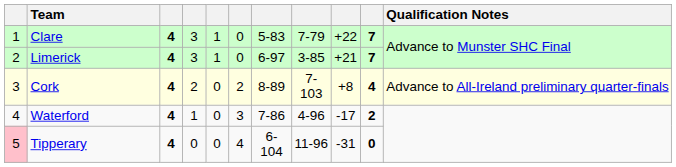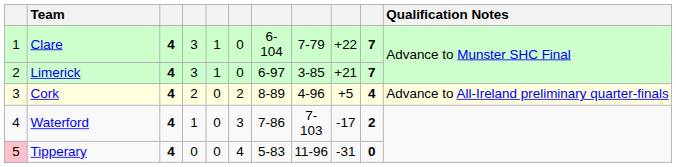(271, 36) 5-83 -> (271, 44) 6-104
(311, 86) 7-103 -> (311, 94) 4-96
(346, 86) +8 -> (346, 94) +5
(311, 115) 4-96 -> (311, 123) 7-103
(271, 144) 6-104 -> (271, 151) 5-83
